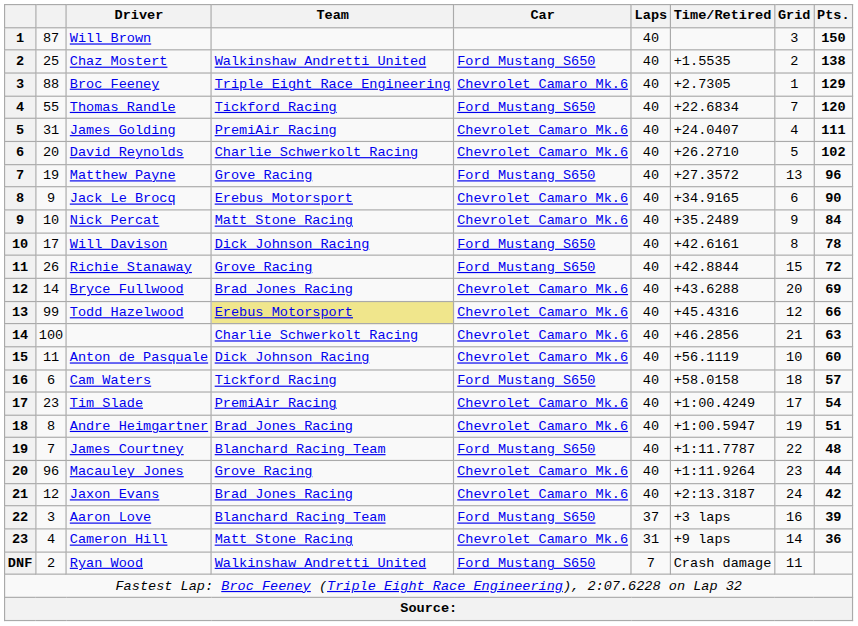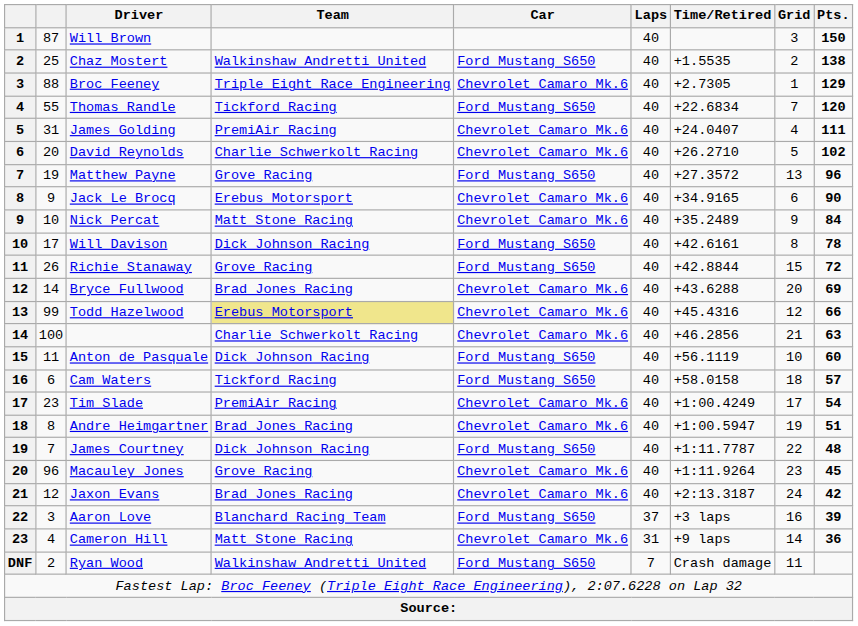(543, 358) Chevrolet Camaro Mk.6 -> (526, 358) Ford Mustang S650
(300, 449) Blanchard Racing Team -> (292, 449) Dick Johnson Racing
(833, 472) 44 -> (833, 472) 45
